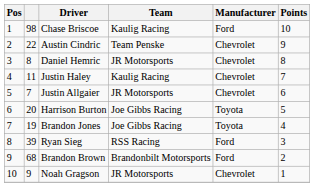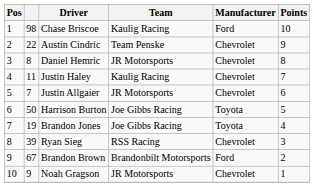(31, 109) 20 -> (31, 109) 50
(225, 141) Ford -> (235, 141) Chevrolet
(31, 157) 68 -> (31, 157) 67
